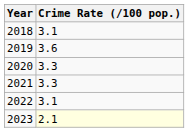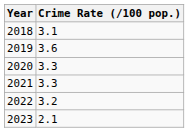(48, 101) 3.1 -> (48, 101) 3.2
(48, 119) lightyellow background -> (48, 119) no background
